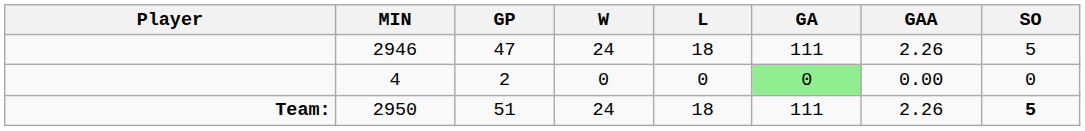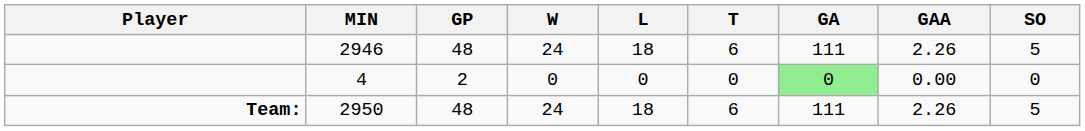+ column: (733, 20)
(505, 50) 47 -> (462, 50) 48
(505, 110) 51 -> (462, 110) 48
(1031, 110) bold -> (1035, 110) normal
